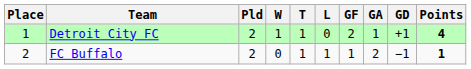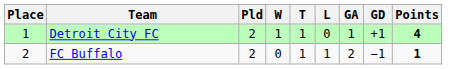- column: (351, 14)
